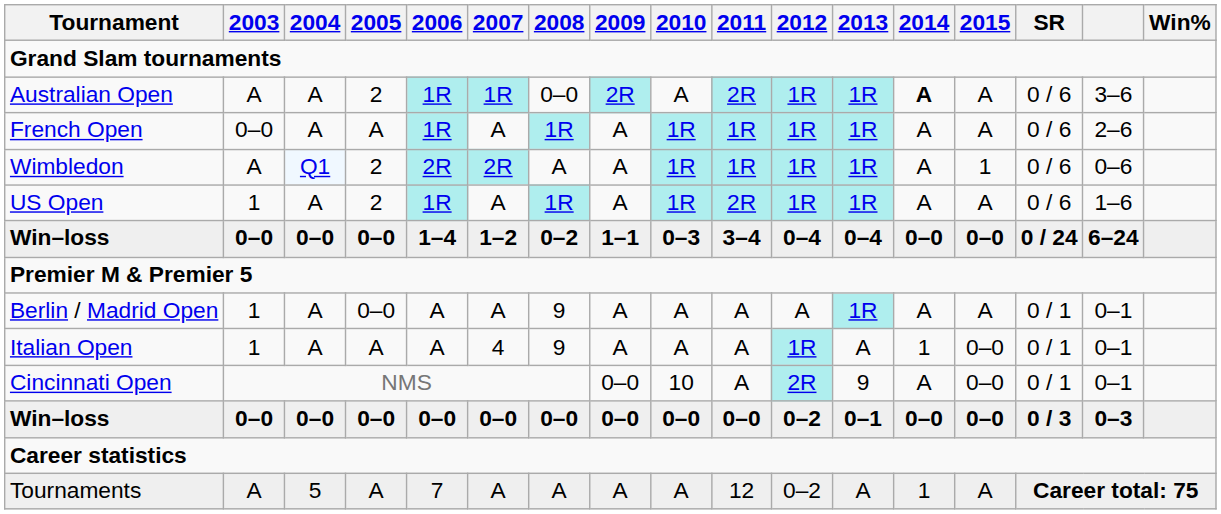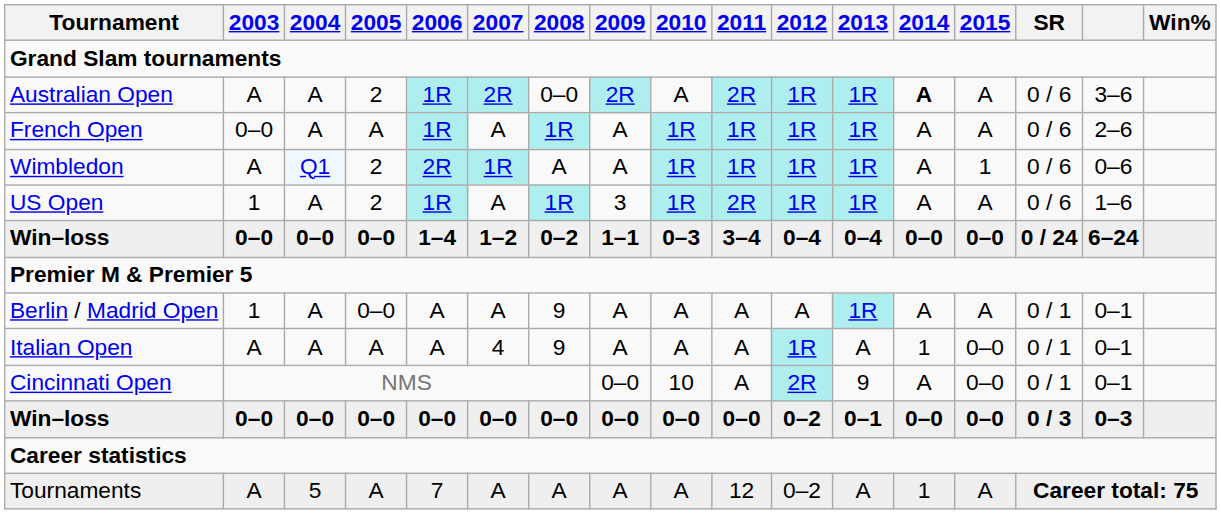(498, 94) 1R -> (498, 94) 2R
(498, 166) 2R -> (498, 166) 1R
(620, 202) A -> (620, 202) 3
(254, 346) 1 -> (254, 346) A
